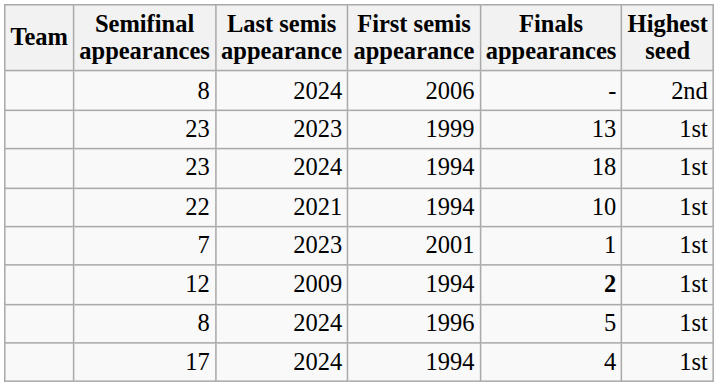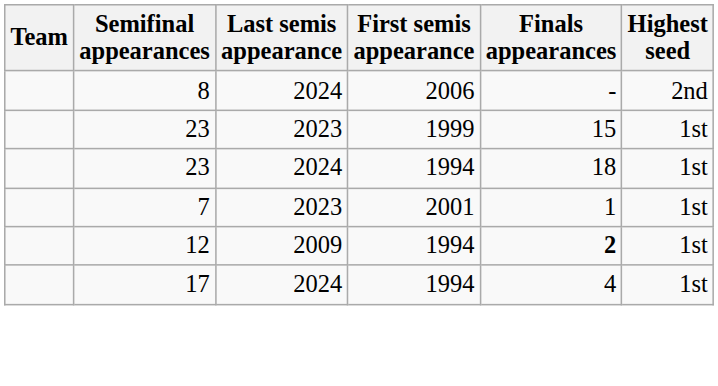(604, 129) 13 -> (604, 129) 15
- row: (198, 206)
- row: (204, 323)
